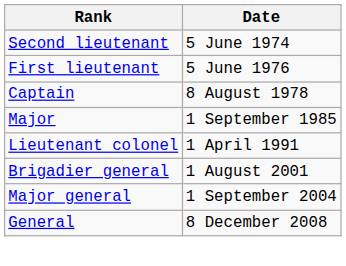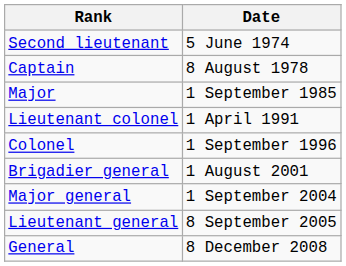- row: (84, 69)
+ row: (41, 146)
+ row: (93, 223)
